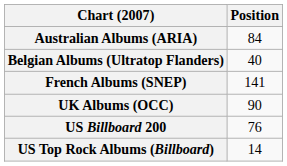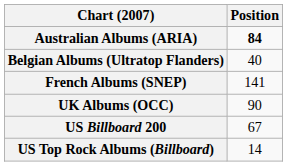(255, 37) normal -> (255, 37) bold
(255, 127) 76 -> (255, 127) 67
